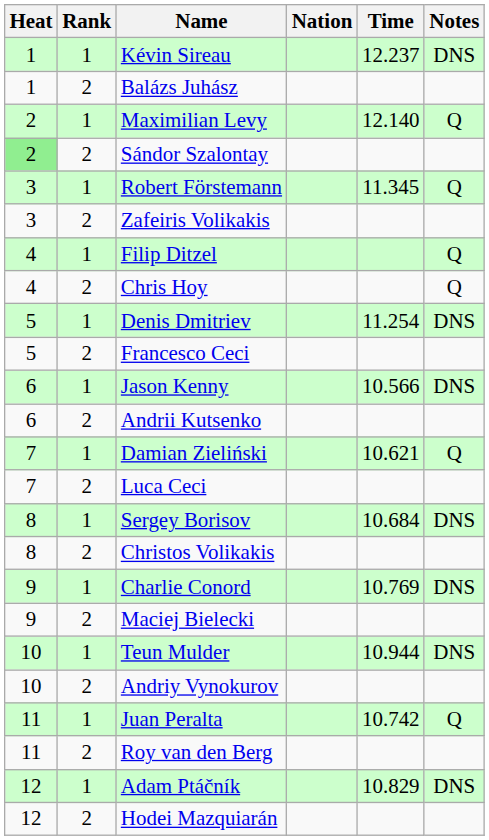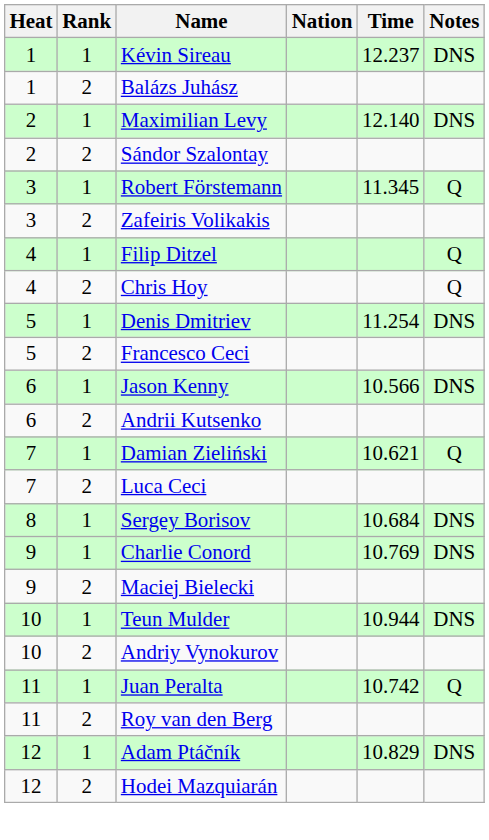(454, 120) Q -> (454, 120) DNS
(31, 154) lightgreen background -> (31, 154) no background
- row: (198, 552)
